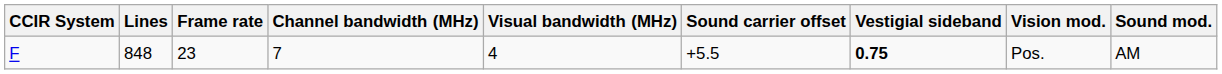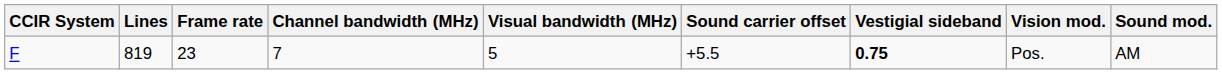(138, 53) 848 -> (138, 53) 819
(493, 53) 4 -> (493, 53) 5
